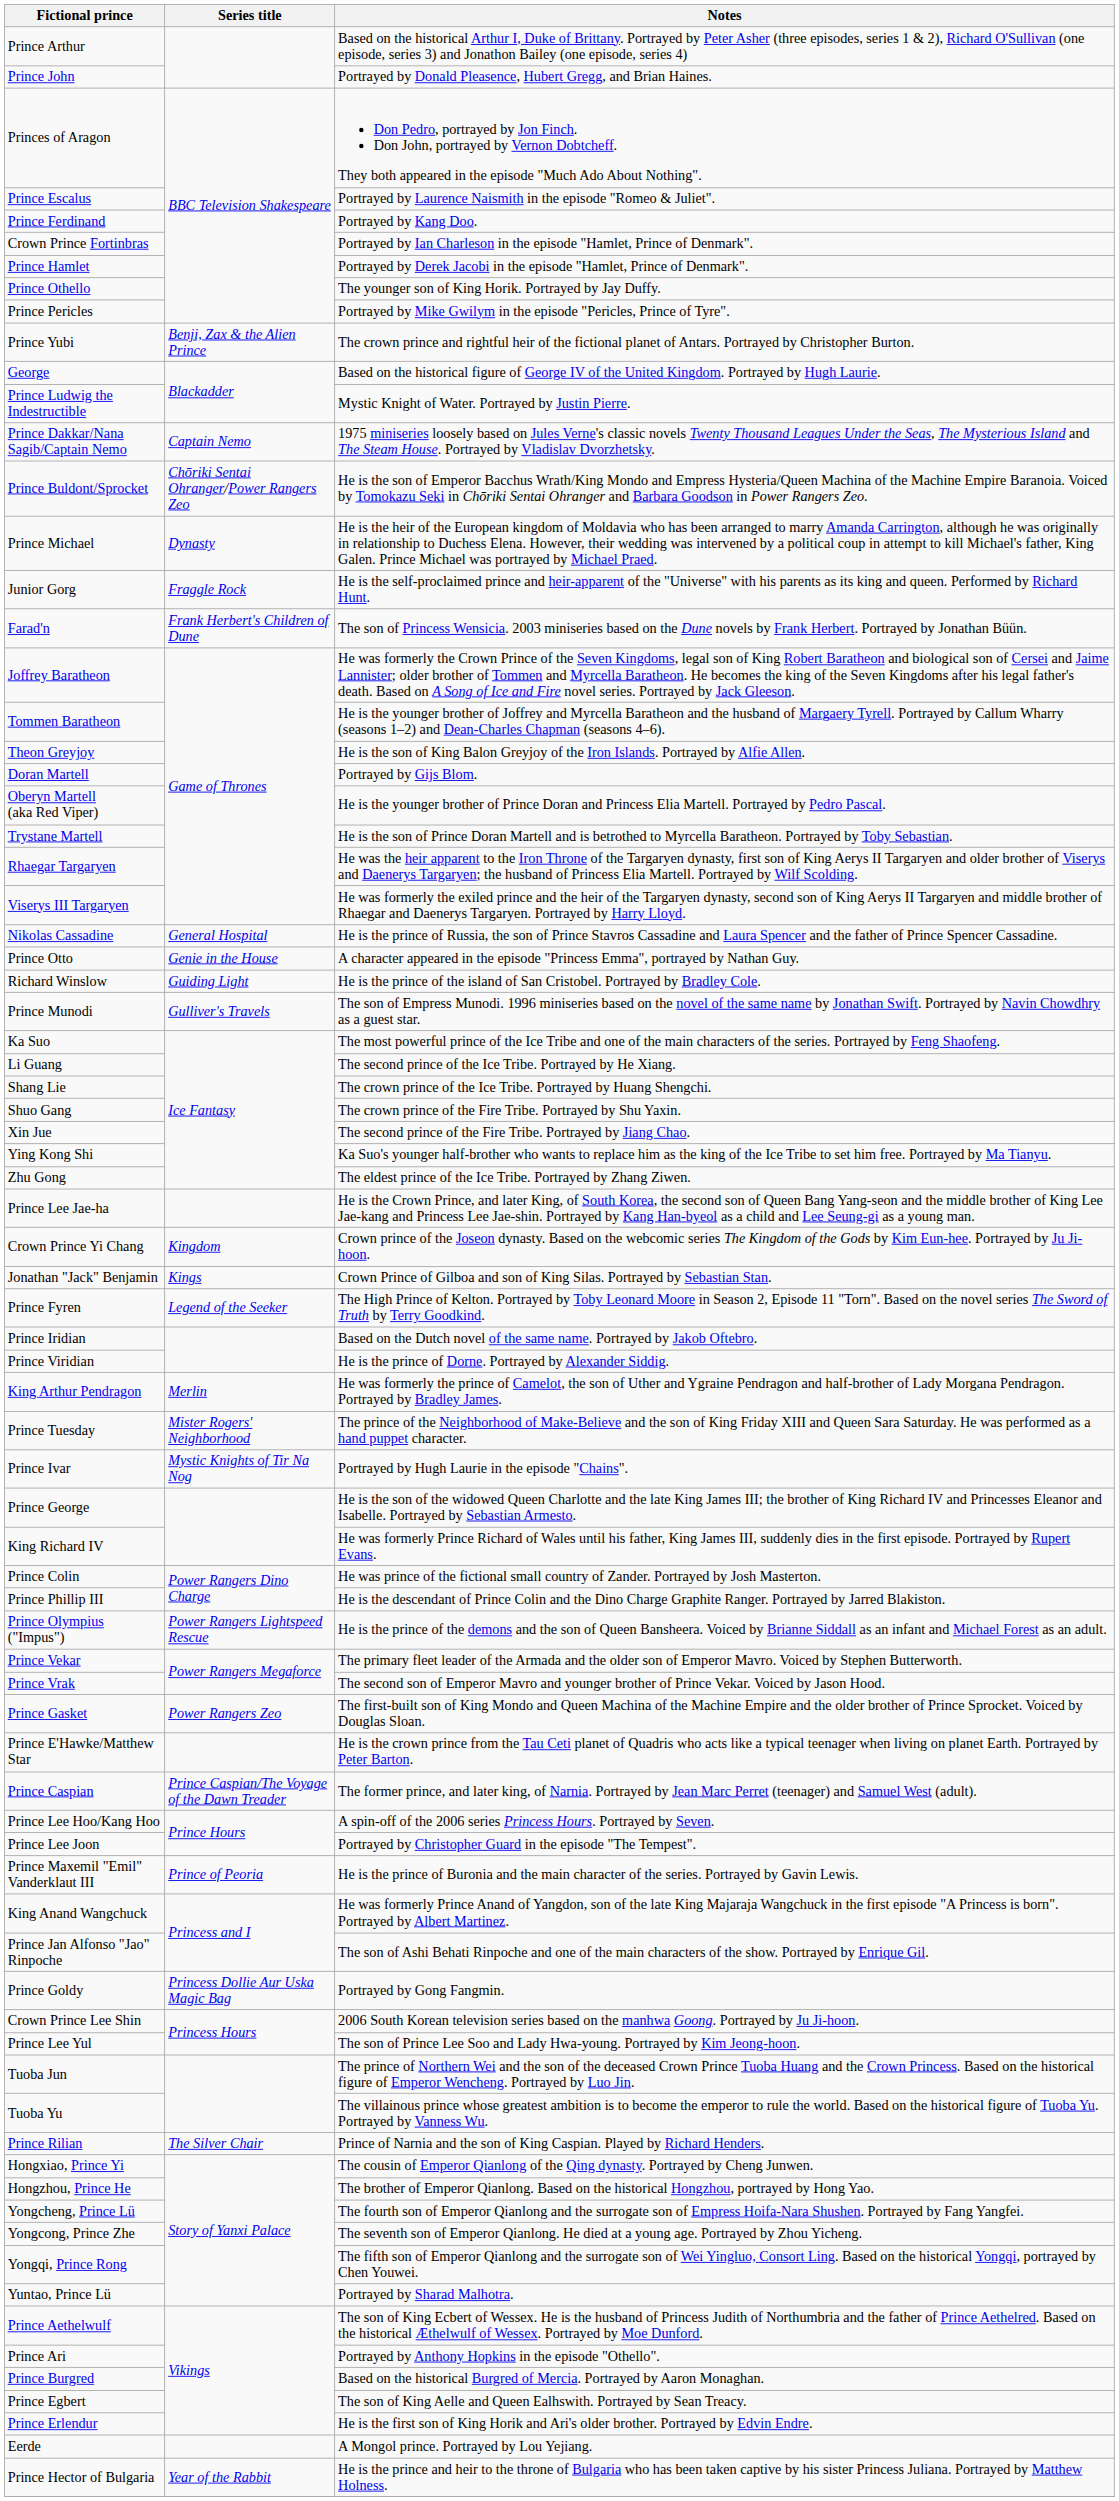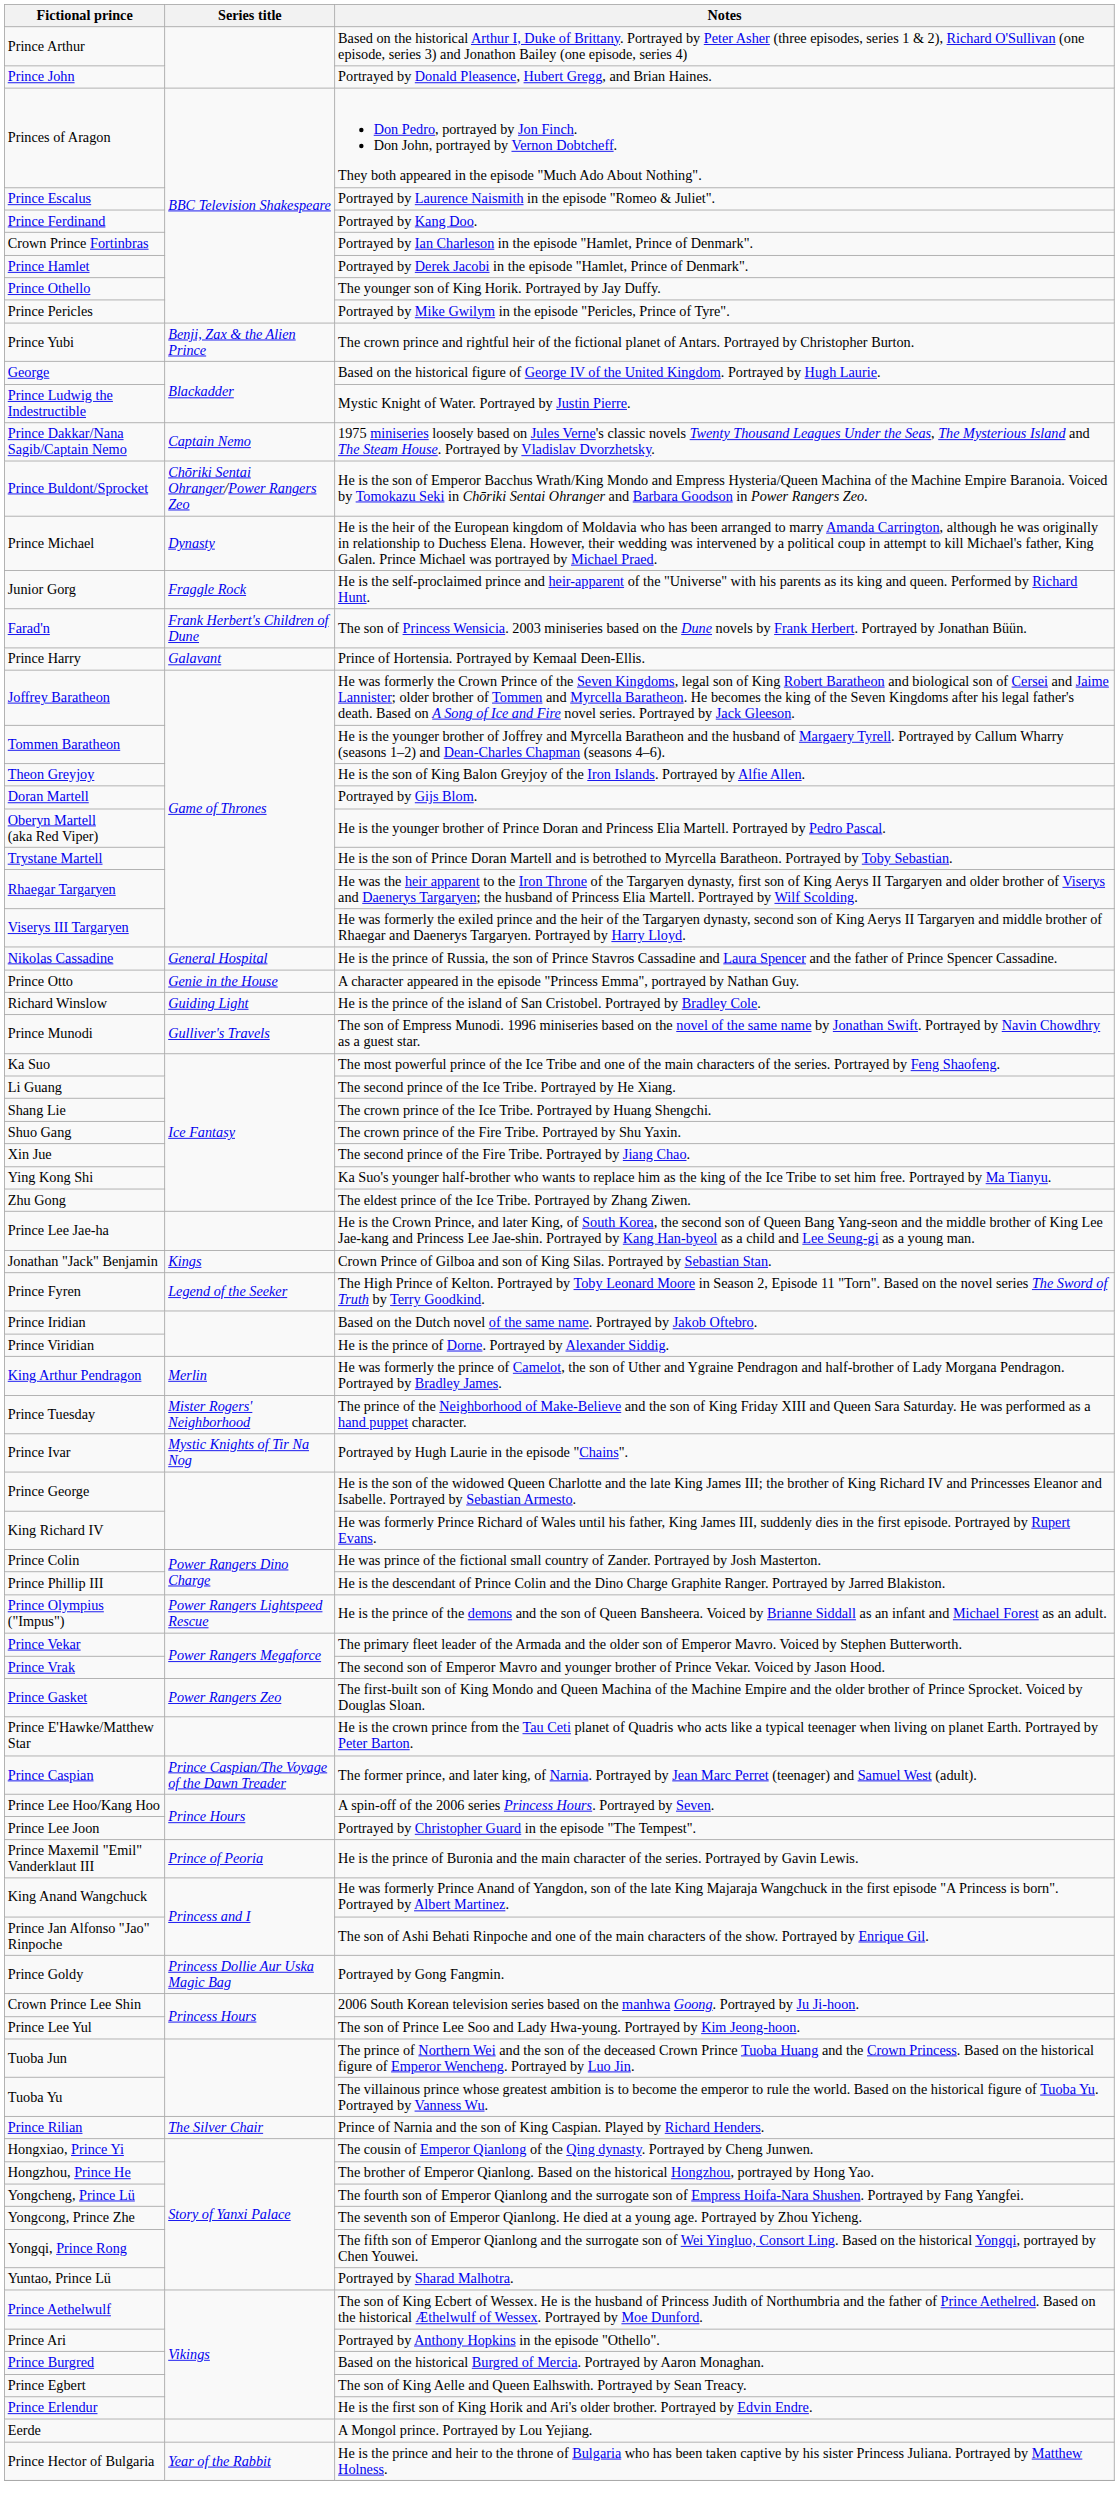+ row: (44, 659)
- row: (76, 1246)
